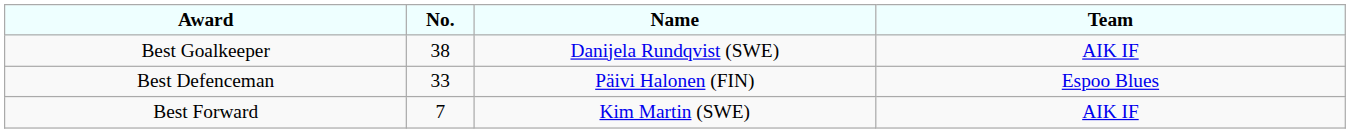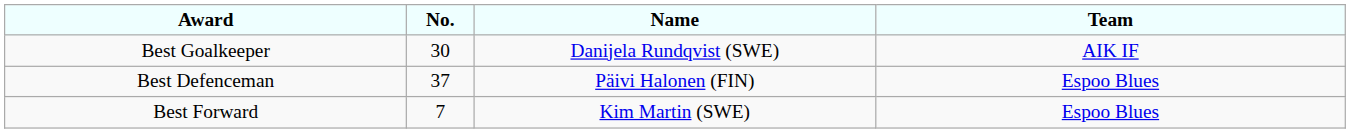(440, 50) 38 -> (440, 50) 30
(440, 81) 33 -> (440, 81) 37
(1110, 111) AIK IF -> (1110, 111) Espoo Blues
